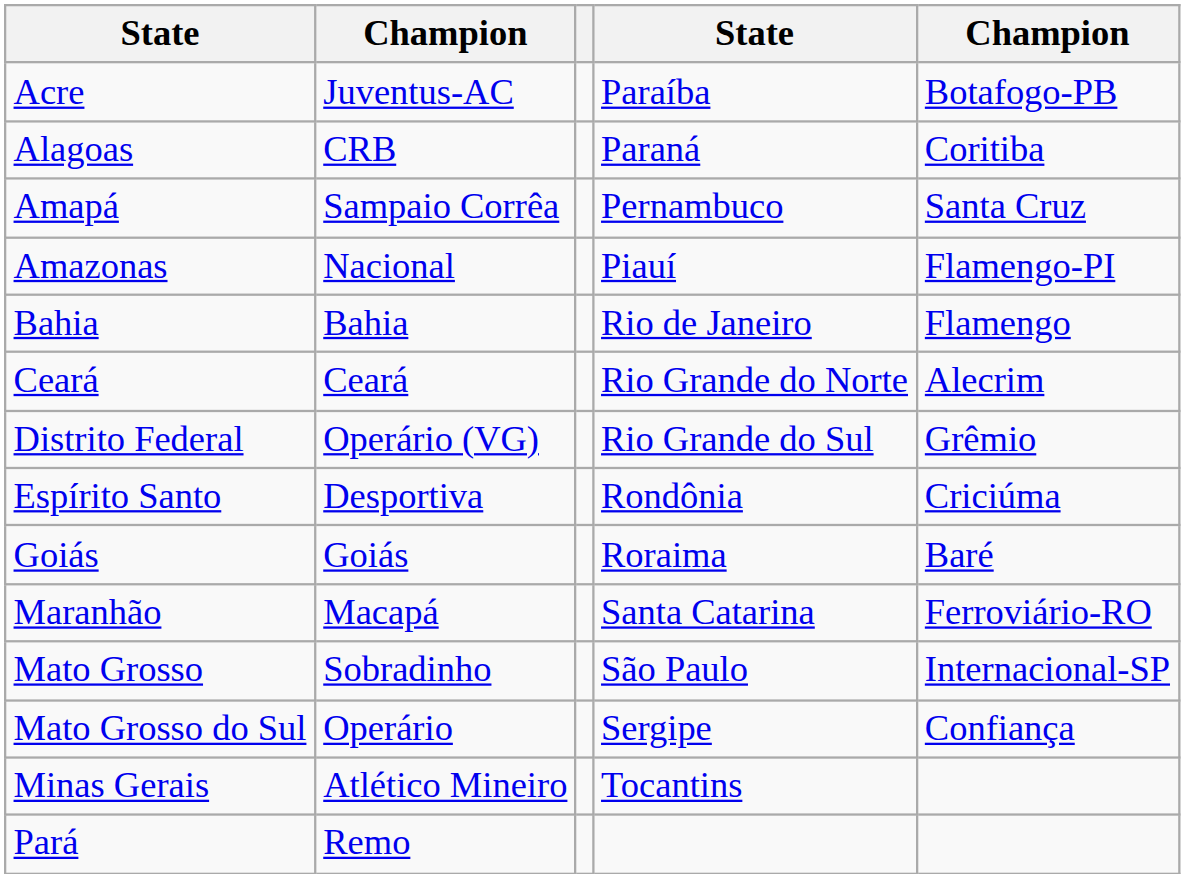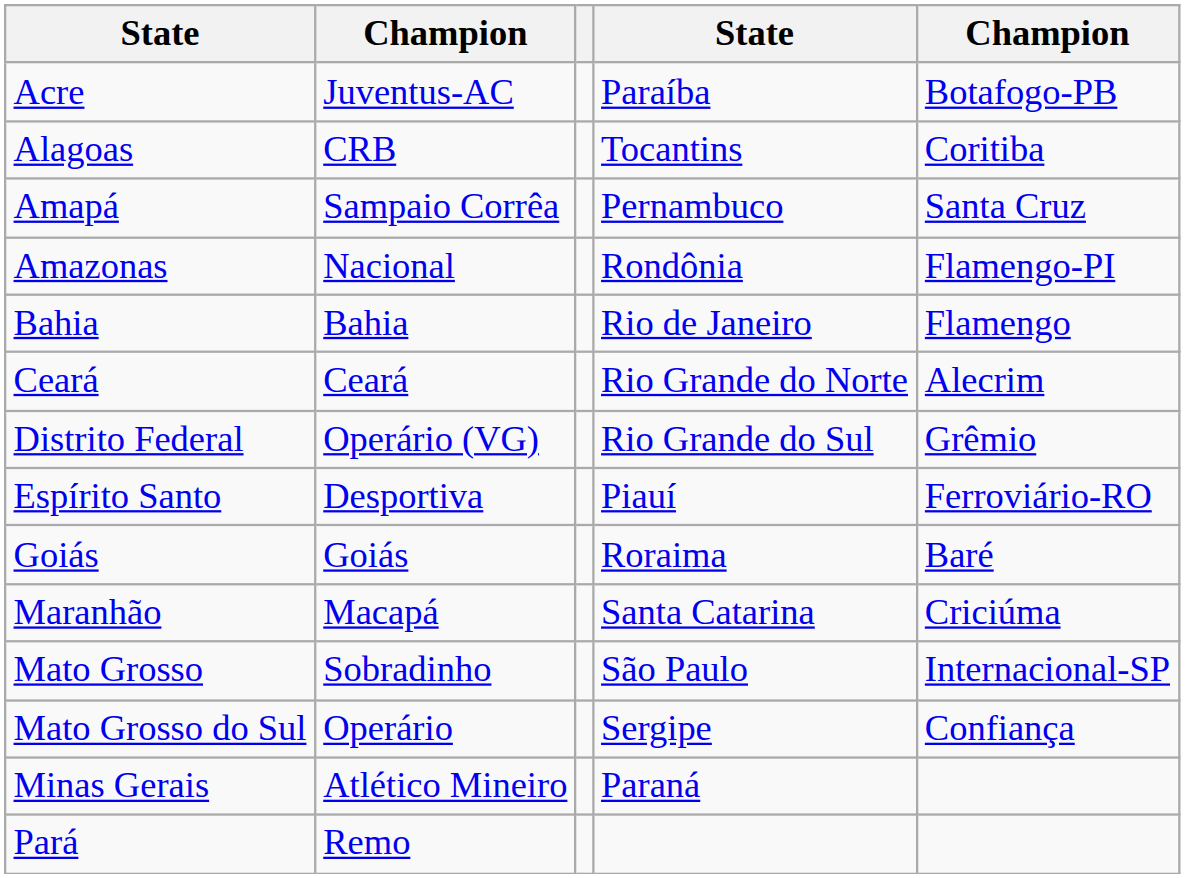(651, 149) Paraná -> (672, 149) Tocantins
(639, 264) Piauí -> (672, 264) Rondônia
(672, 496) Rondônia -> (639, 496) Piauí
(993, 496) Criciúma -> (1038, 496) Ferroviário-RO
(1038, 611) Ferroviário-RO -> (993, 611) Criciúma
(672, 785) Tocantins -> (651, 785) Paraná
